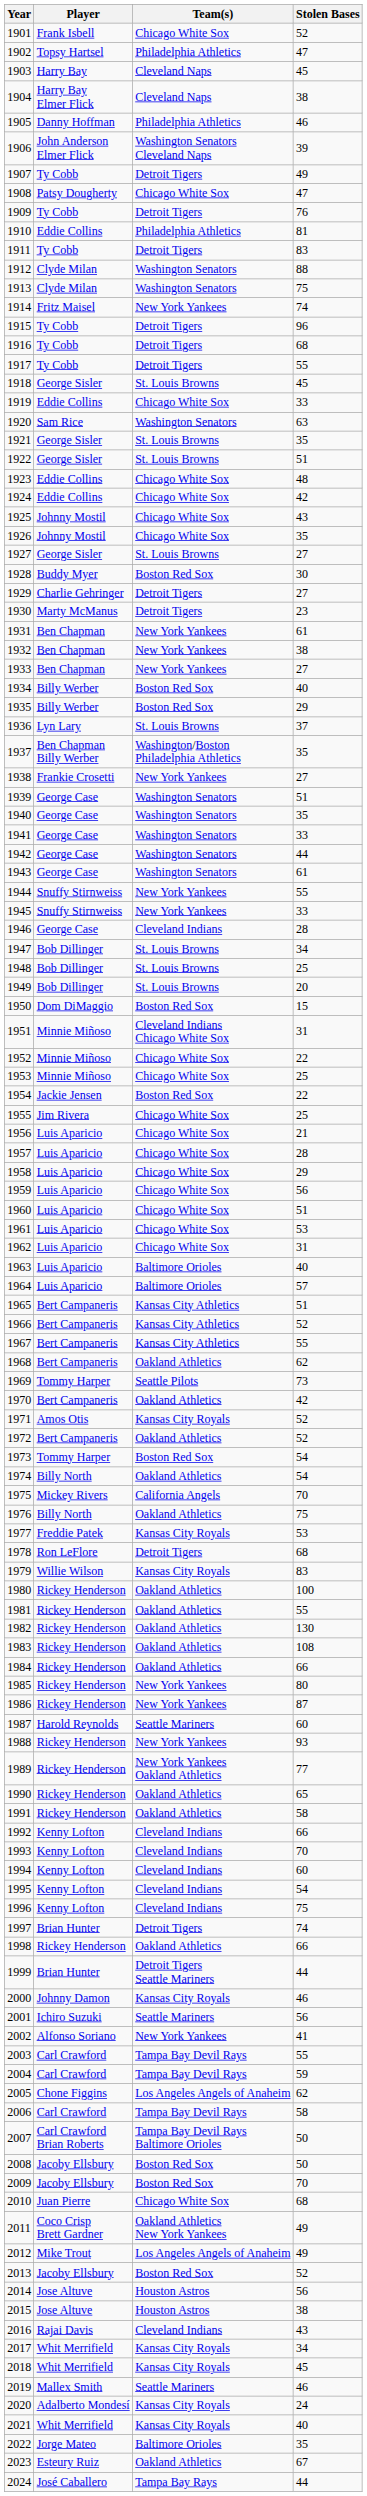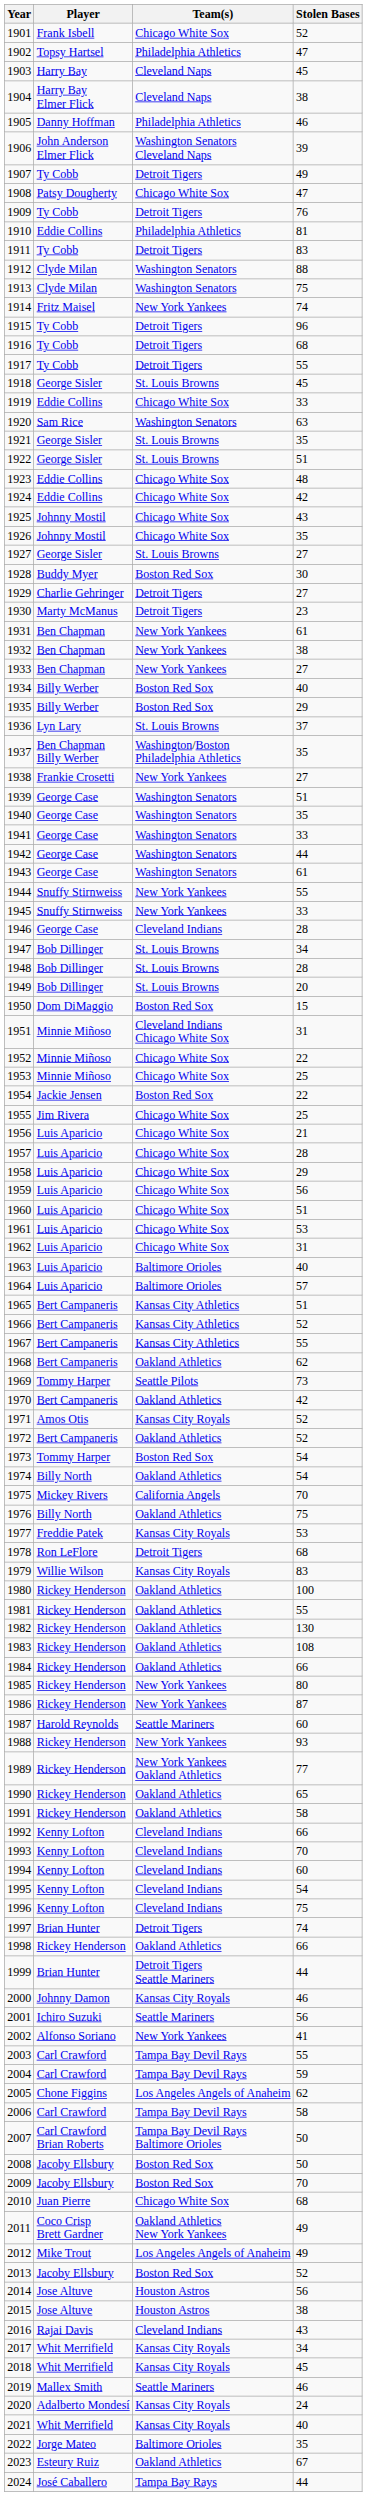(302, 968) 25 -> (302, 968) 28
